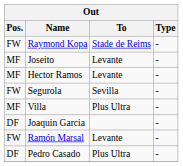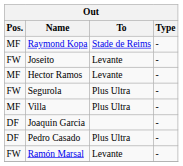(14, 44) FW -> (13, 44) MF
(13, 59) MF -> (14, 59) FW
(105, 91) Sevilla -> (111, 91) Plus Ultra
rows swapped: (56, 138) <-> (54, 153)
